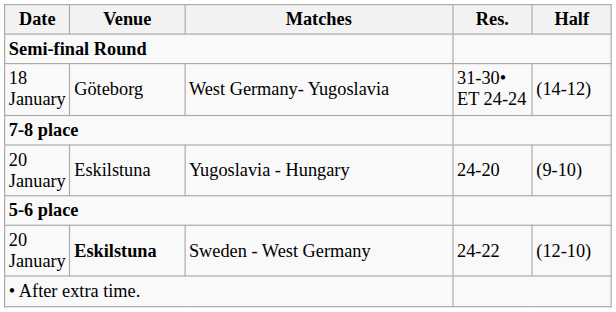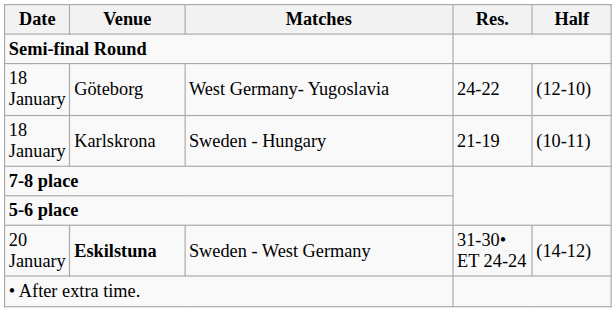(492, 88) 31-30• ET 24-24 -> (478, 88) 24-22
(564, 88) (14-12) -> (564, 88) (12-10)
+ row: (258, 139)
- row: (269, 169)
(478, 250) 24-22 -> (492, 250) 31-30• ET 24-24
(564, 250) (12-10) -> (564, 250) (14-12)
